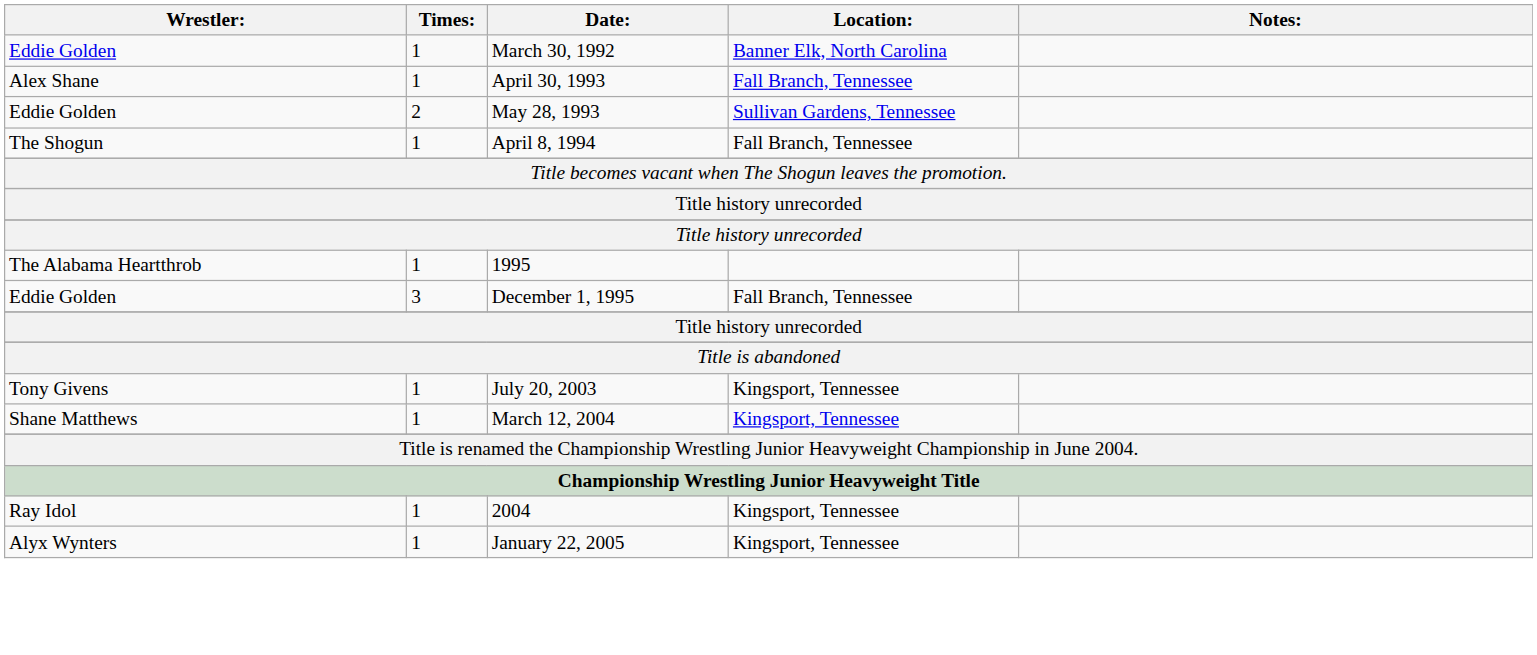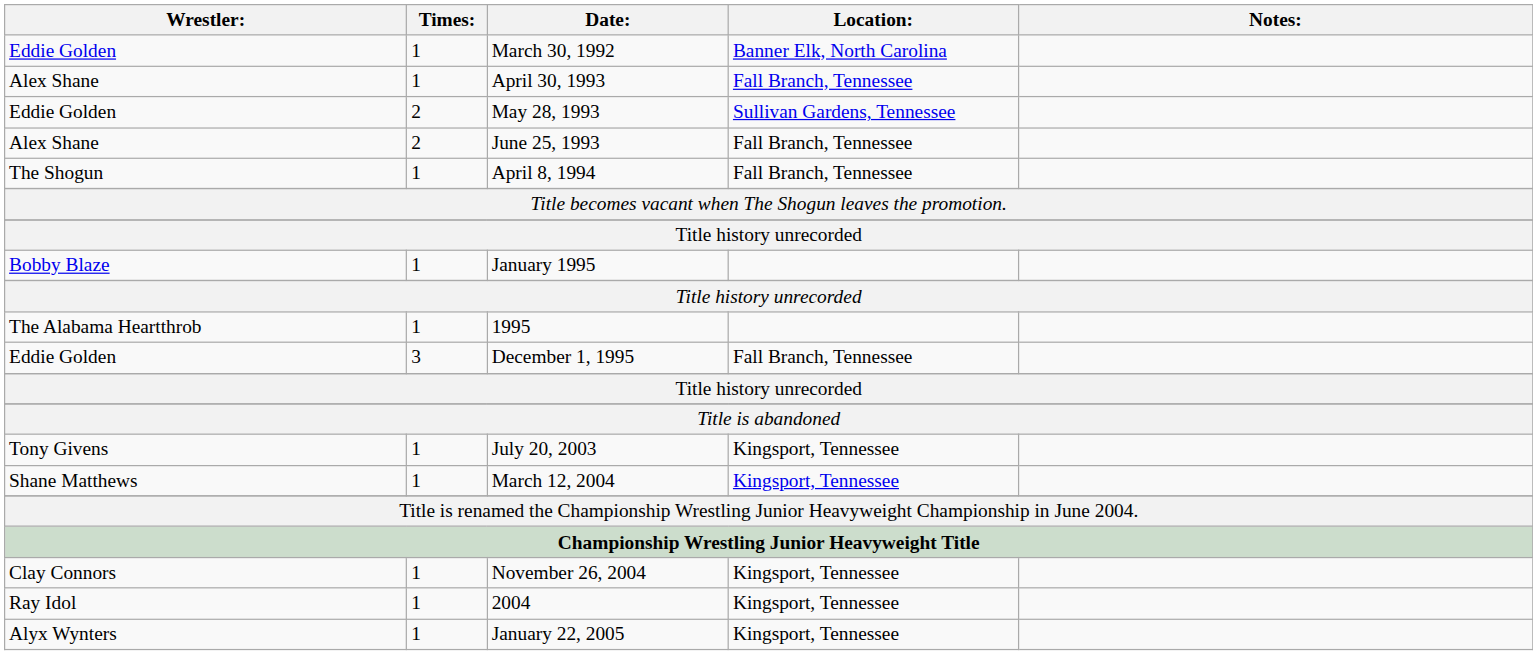+ row: (54, 142)
+ row: (59, 265)
+ row: (63, 572)
